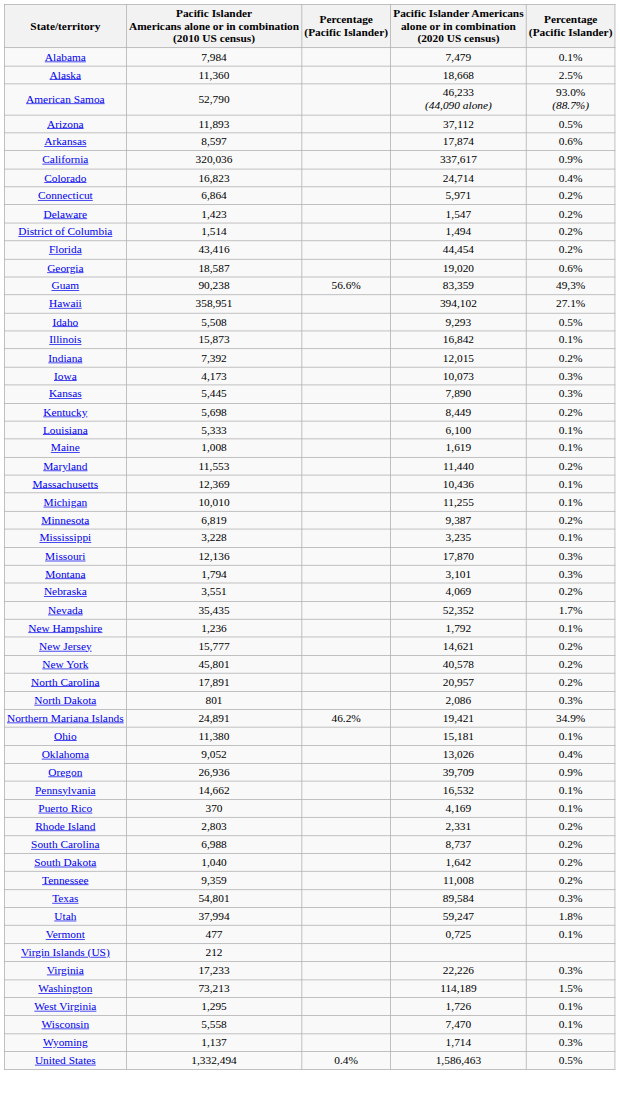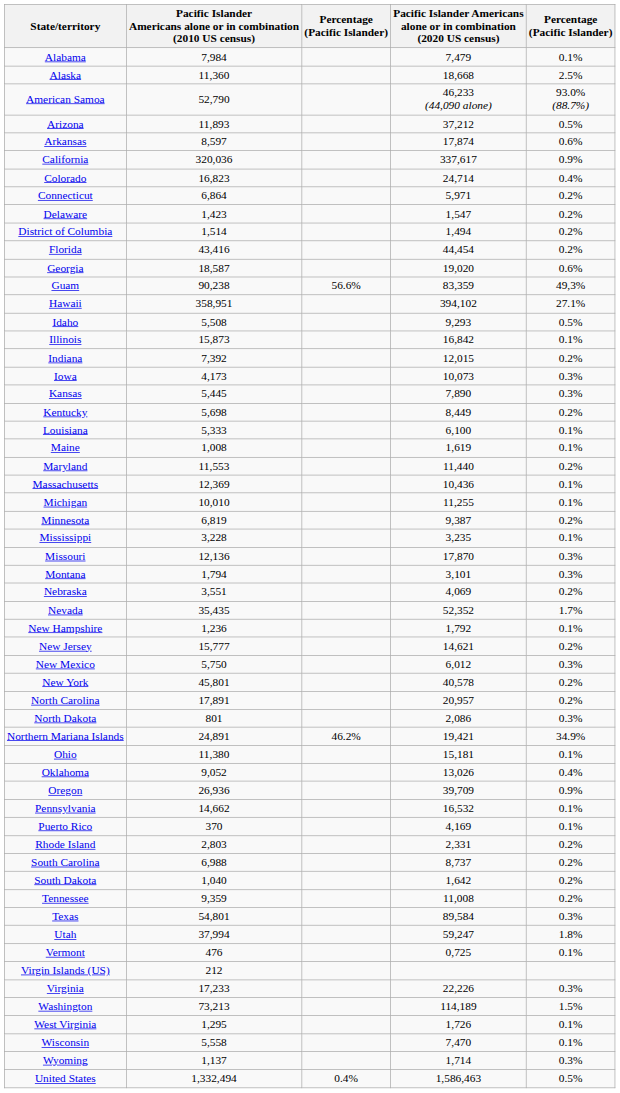(458, 123) 37,112 -> (458, 123) 37,212
+ row: (65, 664)
(214, 934) 477 -> (214, 952) 476
